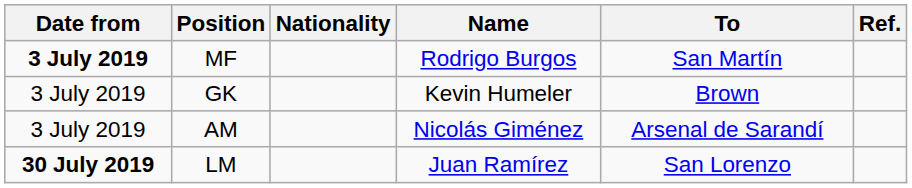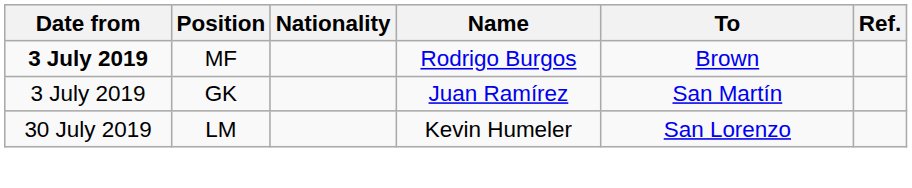(727, 58) San Martín -> (727, 58) Brown
(498, 94) Kevin Humeler -> (498, 94) Juan Ramírez
(727, 94) Brown -> (727, 94) San Martín
- row: (221, 129)
(88, 165) bold -> (88, 129) normal
(498, 165) Juan Ramírez -> (498, 129) Kevin Humeler
